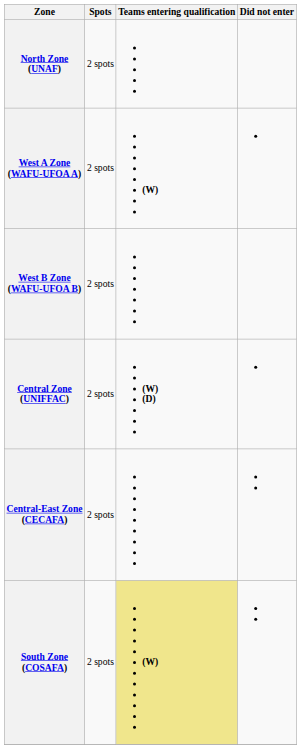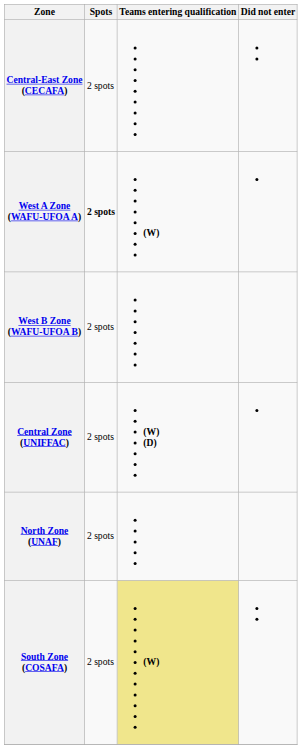rows swapped: (45, 63) <-> (45, 514)
(100, 168) normal -> (101, 211) bold
